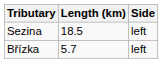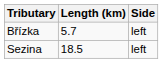rows swapped: (24, 31) <-> (23, 49)
